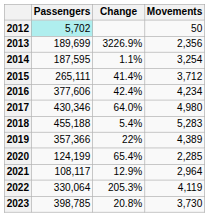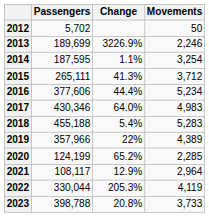(78, 28) paleturquoise background -> (78, 28) no background
(190, 44) 2,356 -> (190, 44) 2,246
(128, 76) 41.4% -> (128, 76) 41.3%
(128, 92) 42.4% -> (128, 92) 44.4%
(190, 92) 4,234 -> (190, 92) 5,234
(190, 108) 4,980 -> (190, 108) 4,983
(72, 140) 357,366 -> (72, 140) 357,966
(128, 156) 65.4% -> (128, 156) 65.2%
(72, 188) 330,064 -> (72, 188) 330,044
(72, 204) 398,785 -> (72, 204) 398,788
(190, 204) 3,730 -> (190, 204) 3,733
